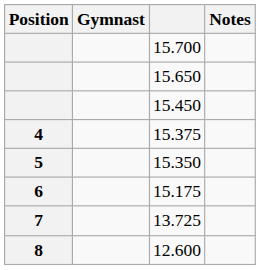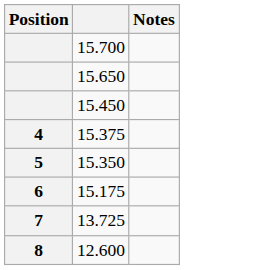- column: (111, 19)
